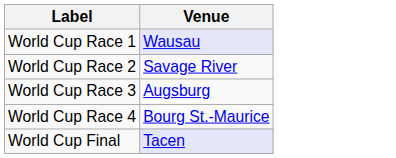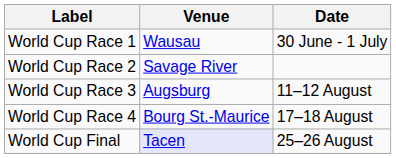+ column: (332, 16)
(172, 41) lavender background -> (172, 41) no background
